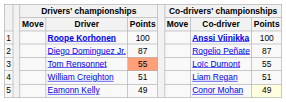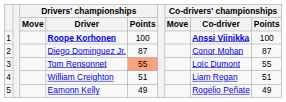(221, 50) Rogelio Peñate -> (218, 50) Conor Mohan
(218, 90) Conor Mohan -> (221, 90) Rogelio Peñate
(267, 90) lightyellow background -> (267, 90) no background
